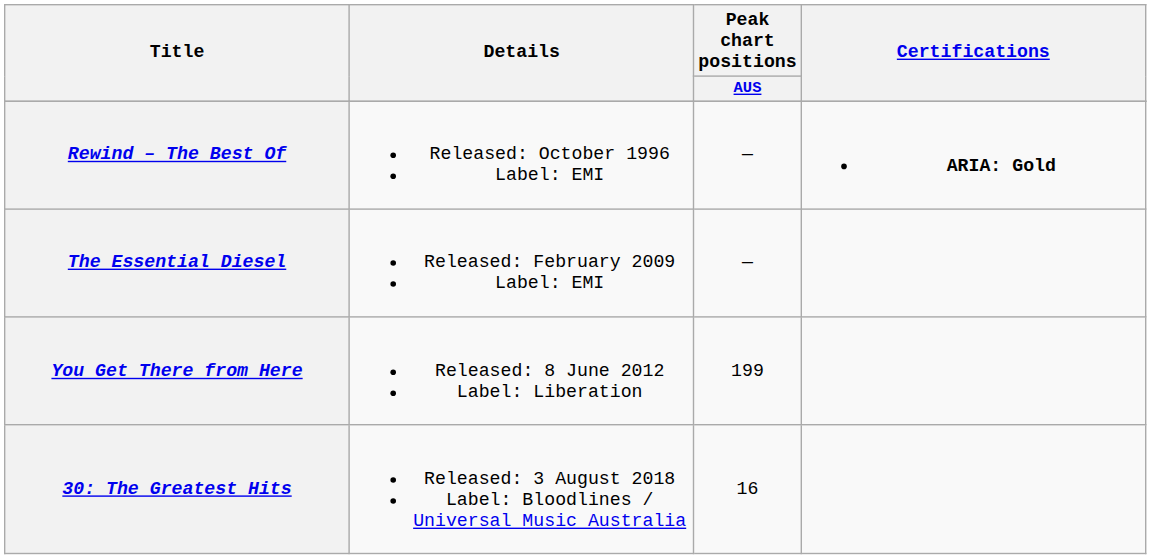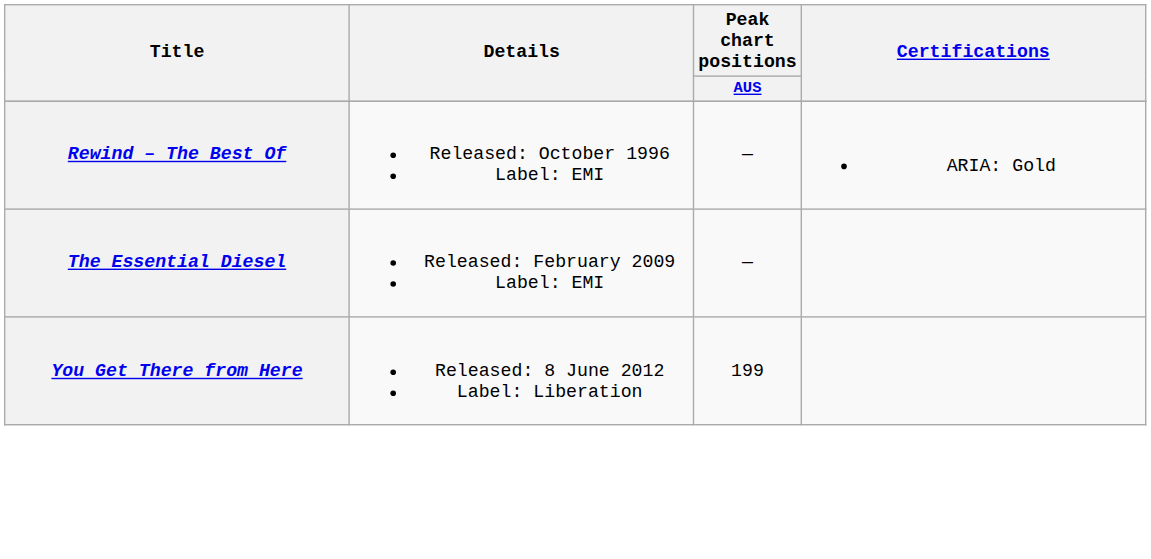(973, 165) bold -> (973, 165) normal
- row: (177, 489)
